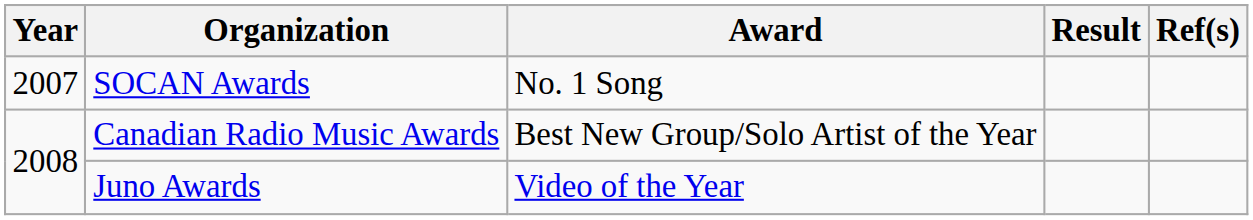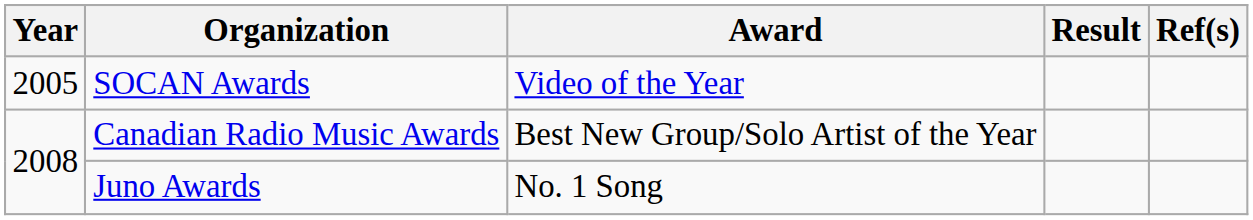(45, 82) 2007 -> (45, 82) 2005
(589, 82) No. 1 Song -> (629, 82) Video of the Year
(629, 186) Video of the Year -> (589, 186) No. 1 Song
